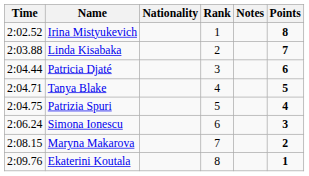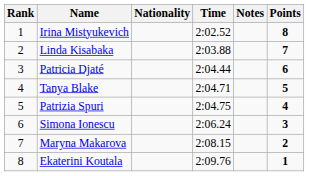columns swapped: (217, 13) <-> (25, 13)
